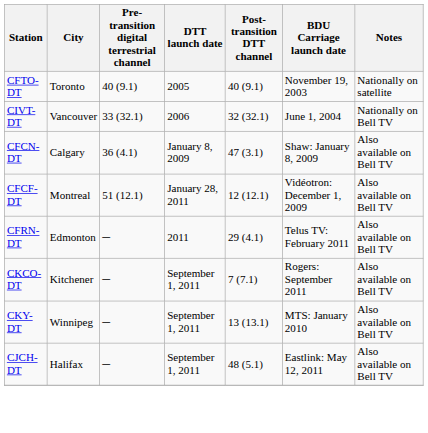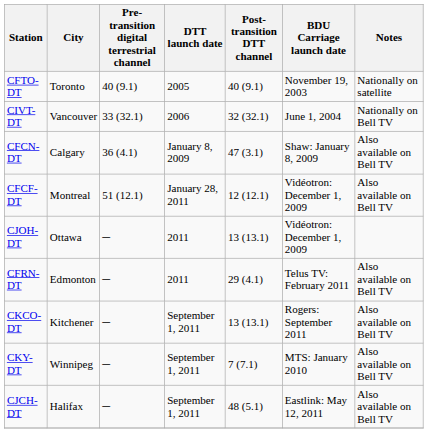+ row: (23, 237)
(243, 279) 7 (7.1) -> (248, 322) 13 (13.1)
(248, 322) 13 (13.1) -> (243, 364) 7 (7.1)
